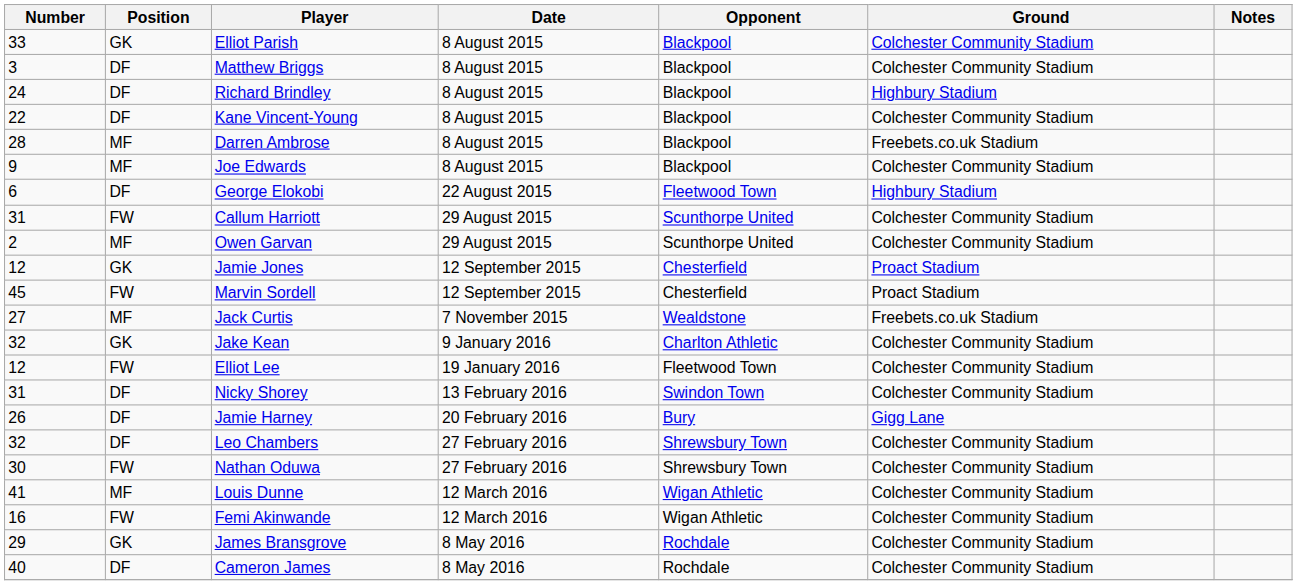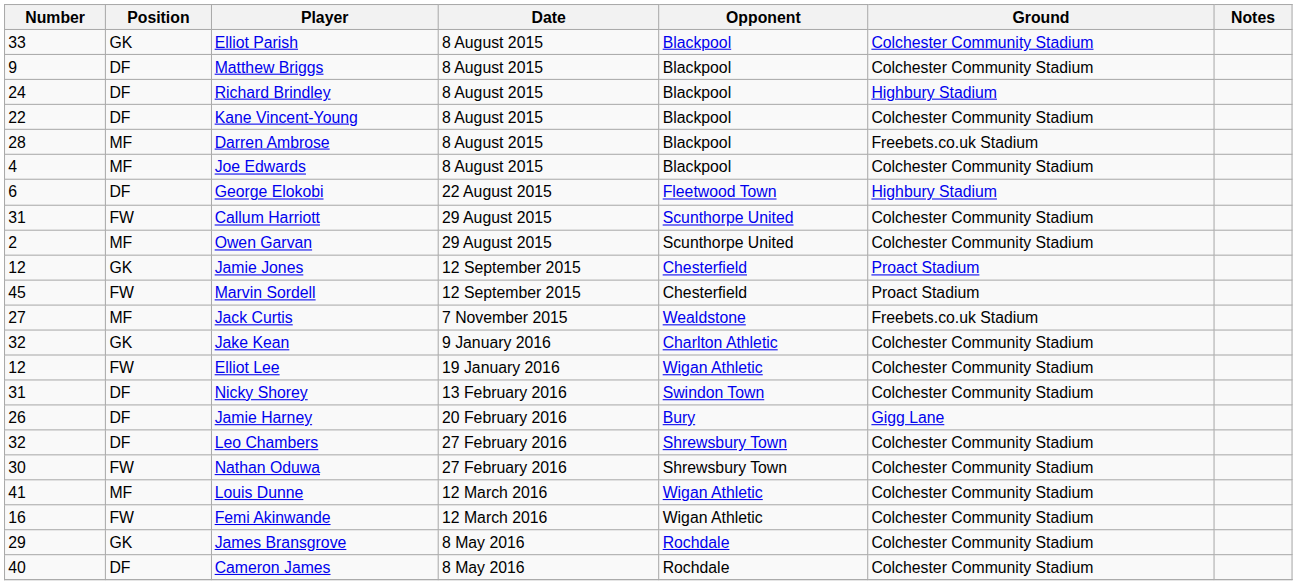(13, 67) 3 -> (13, 67) 9
(13, 167) 9 -> (13, 167) 4
(720, 368) Fleetwood Town -> (713, 368) Wigan Athletic
